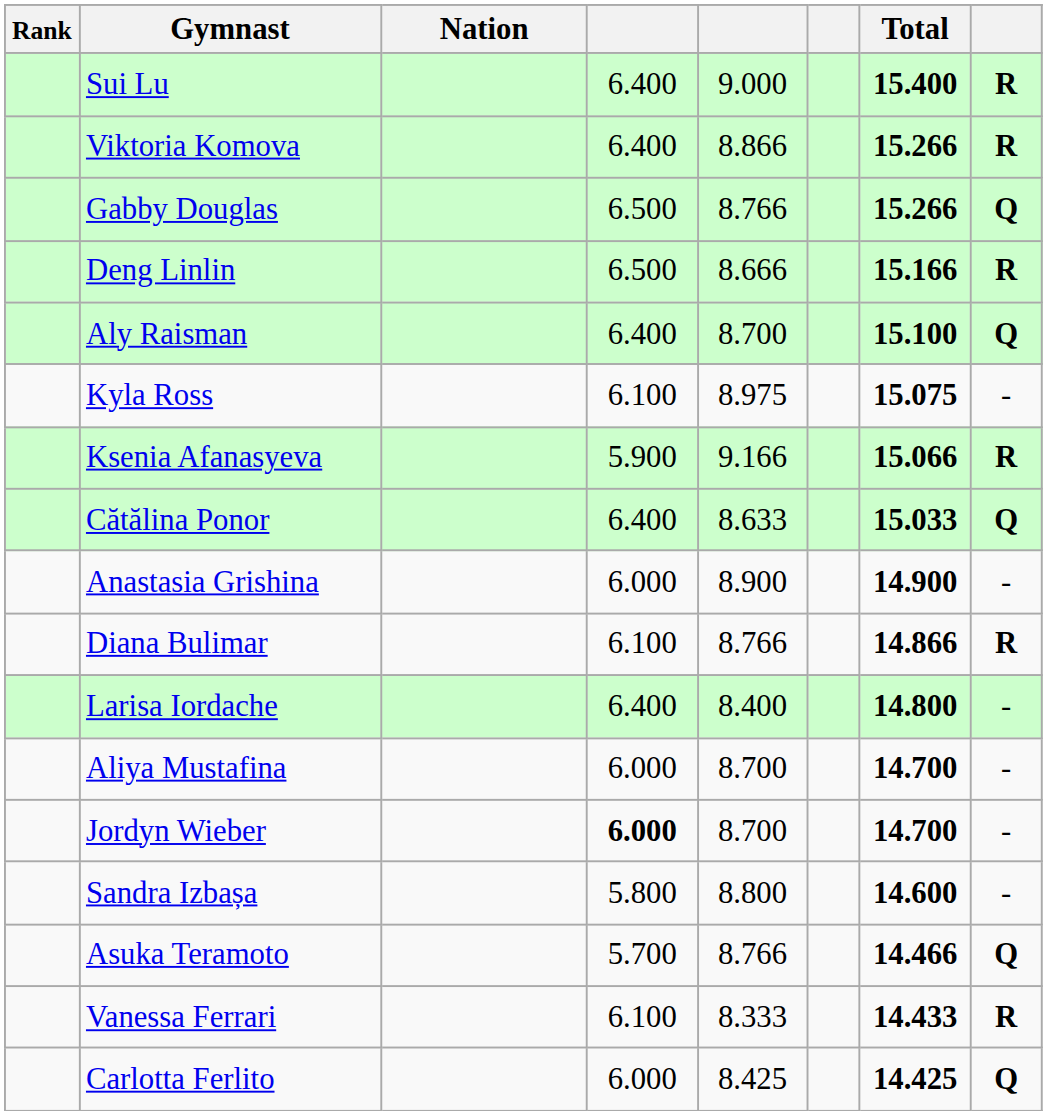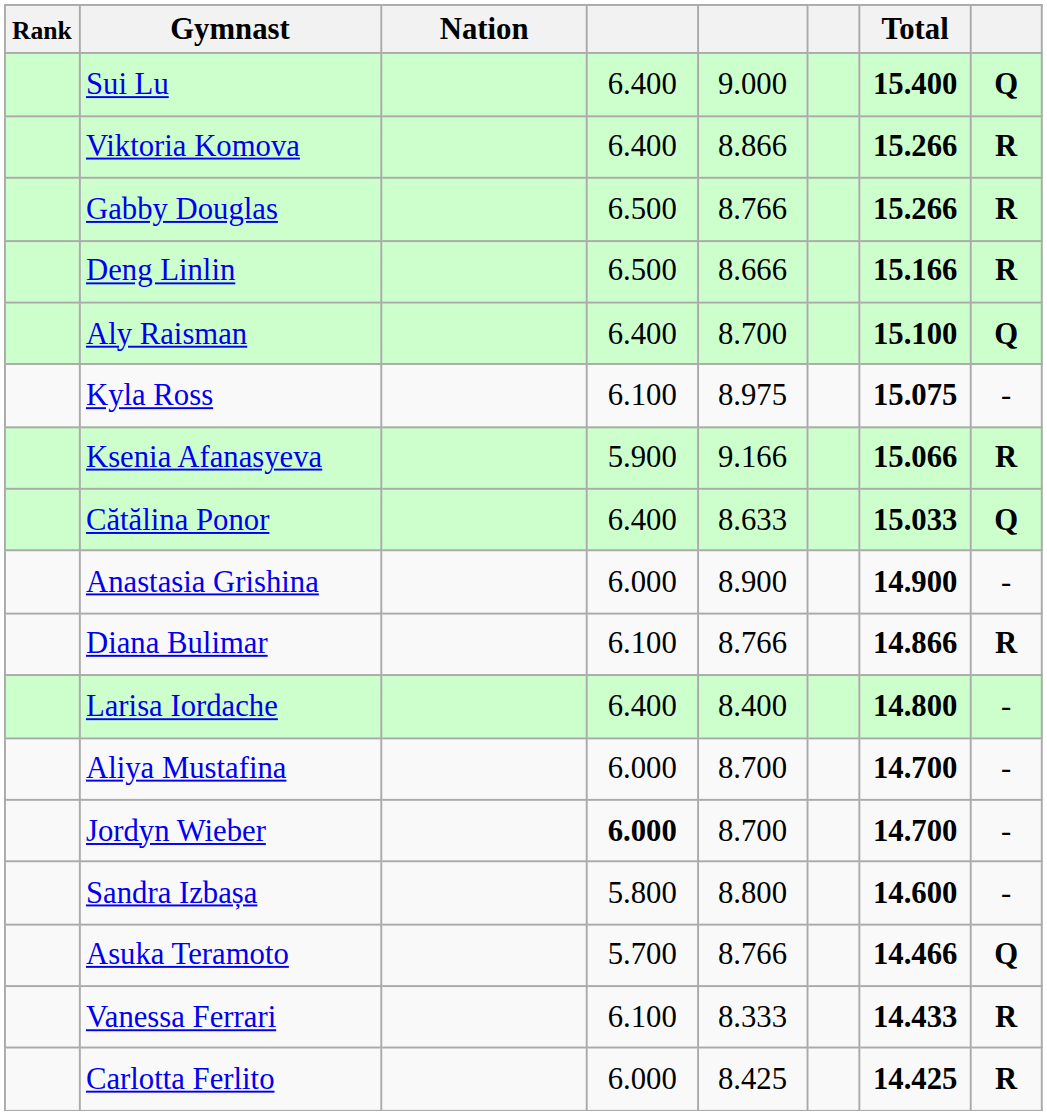(1006, 84) R -> (1006, 84) Q
(1006, 208) Q -> (1006, 208) R
(1006, 1078) Q -> (1006, 1078) R
